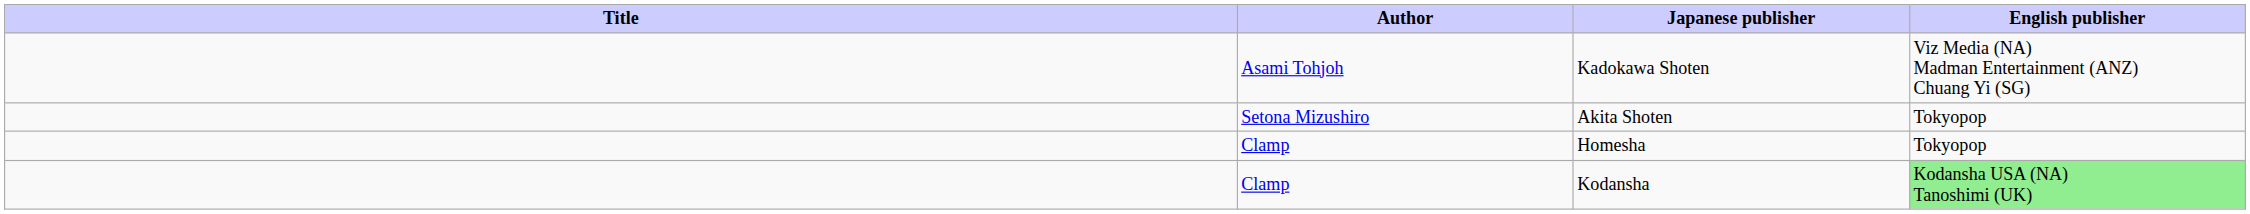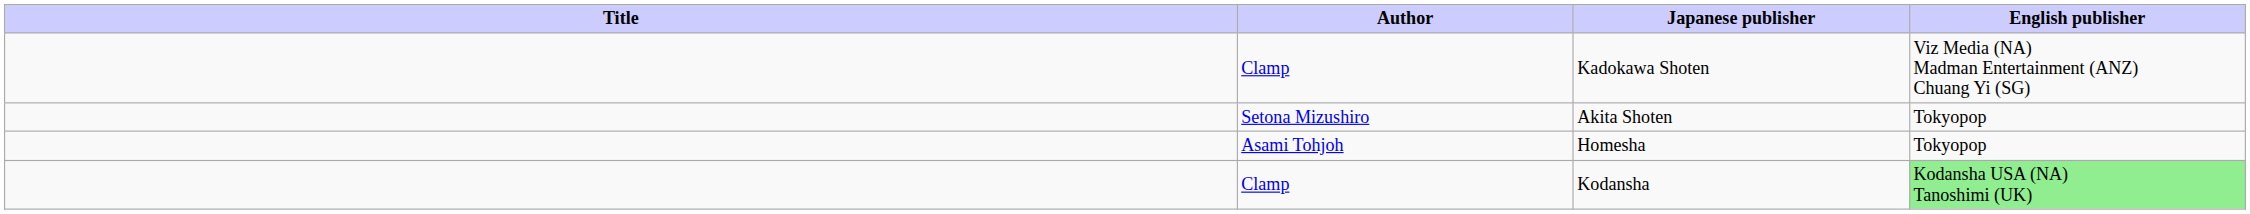(1292, 67) Asami Tohjoh -> (1265, 67) Clamp
(1265, 145) Clamp -> (1292, 145) Asami Tohjoh
